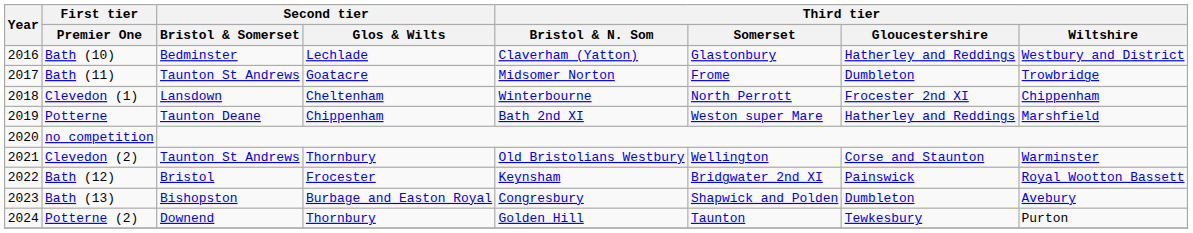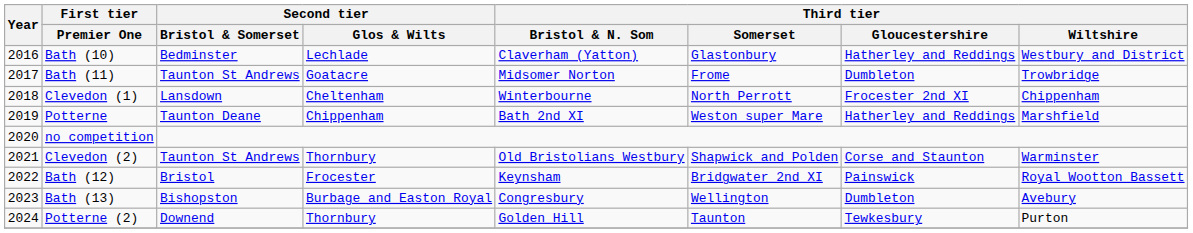(730, 157) Wellington -> (765, 157) Shapwick and Polden
(765, 198) Shapwick and Polden -> (730, 198) Wellington
